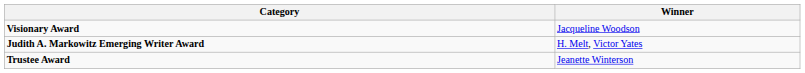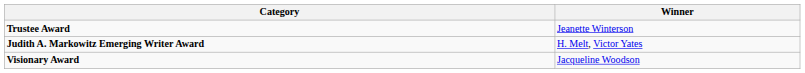rows swapped: (43, 28) <-> (38, 60)
